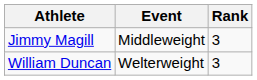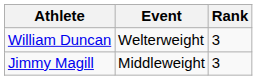rows swapped: (60, 63) <-> (51, 39)
